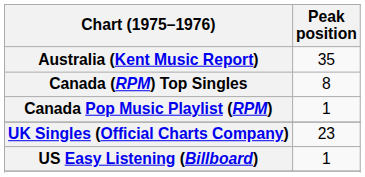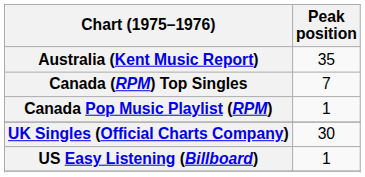(326, 84) 8 -> (326, 84) 7
(326, 134) 23 -> (326, 134) 30
